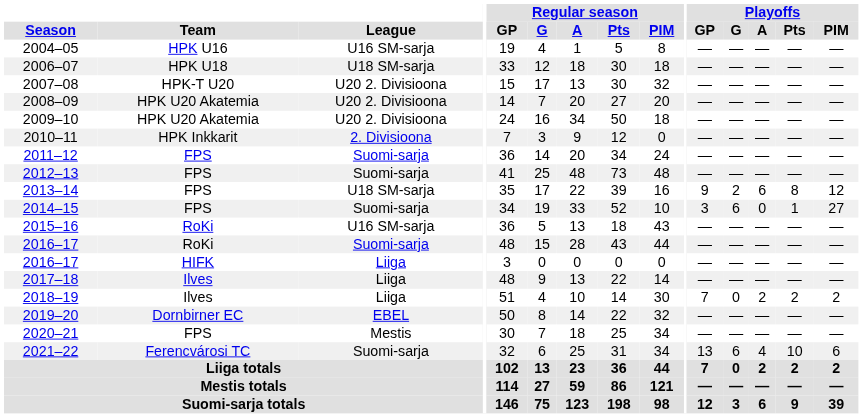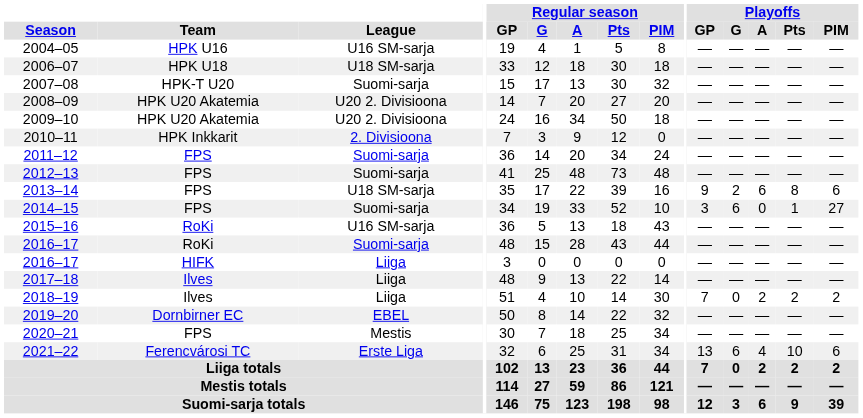(391, 84) U20 2. Divisioona -> (391, 84) Suomi-sarja
(836, 190) 12 -> (836, 190) 6
(391, 351) Suomi-sarja -> (391, 351) Erste Liga
